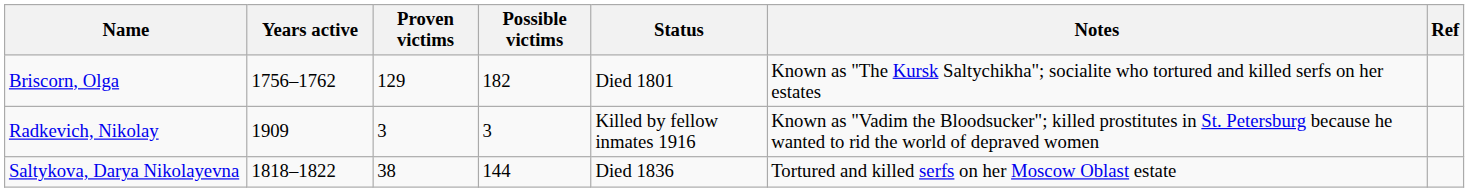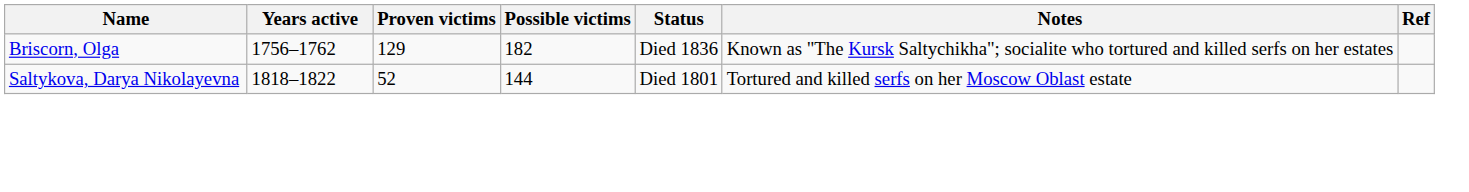(635, 80) Died 1801 -> (679, 49) Died 1836
- row: (84, 131)
(387, 171) 38 -> (387, 78) 52
(635, 171) Died 1836 -> (679, 78) Died 1801
